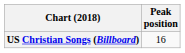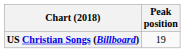(161, 39) 16 -> (161, 39) 19
